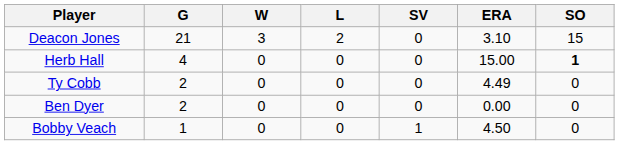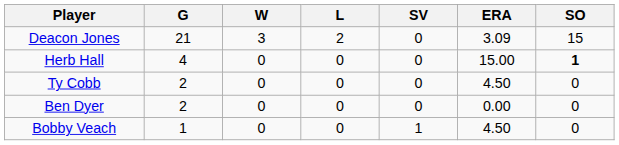(497, 38) 3.10 -> (497, 38) 3.09
(497, 83) 4.49 -> (497, 83) 4.50
